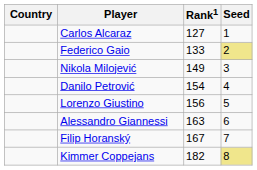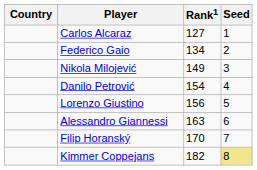(195, 51) 133 -> (195, 51) 134
(226, 51) khaki background -> (226, 51) no background
(195, 138) 167 -> (195, 138) 170
